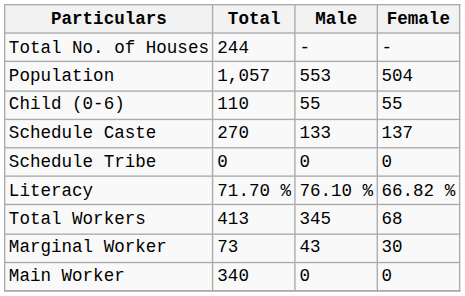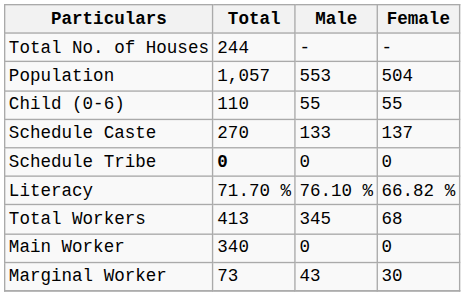(223, 162) normal -> (223, 162) bold
rows swapped: (67, 276) <-> (88, 248)
